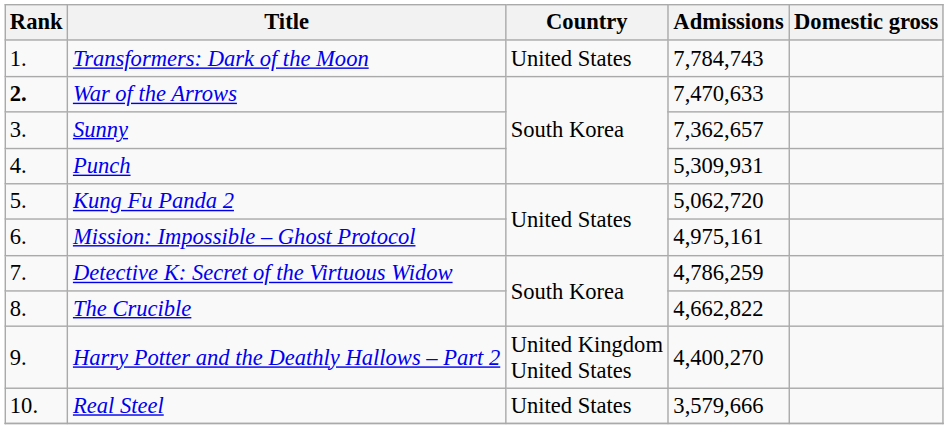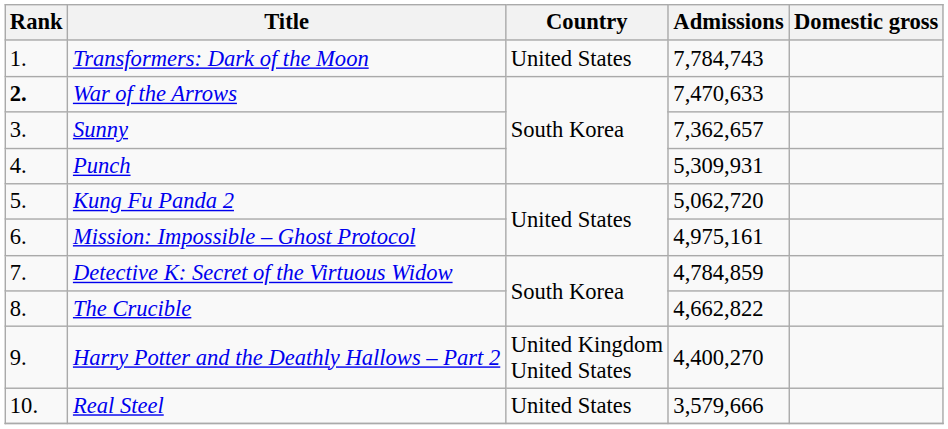(718, 272) 4,786,259 -> (718, 272) 4,784,859
